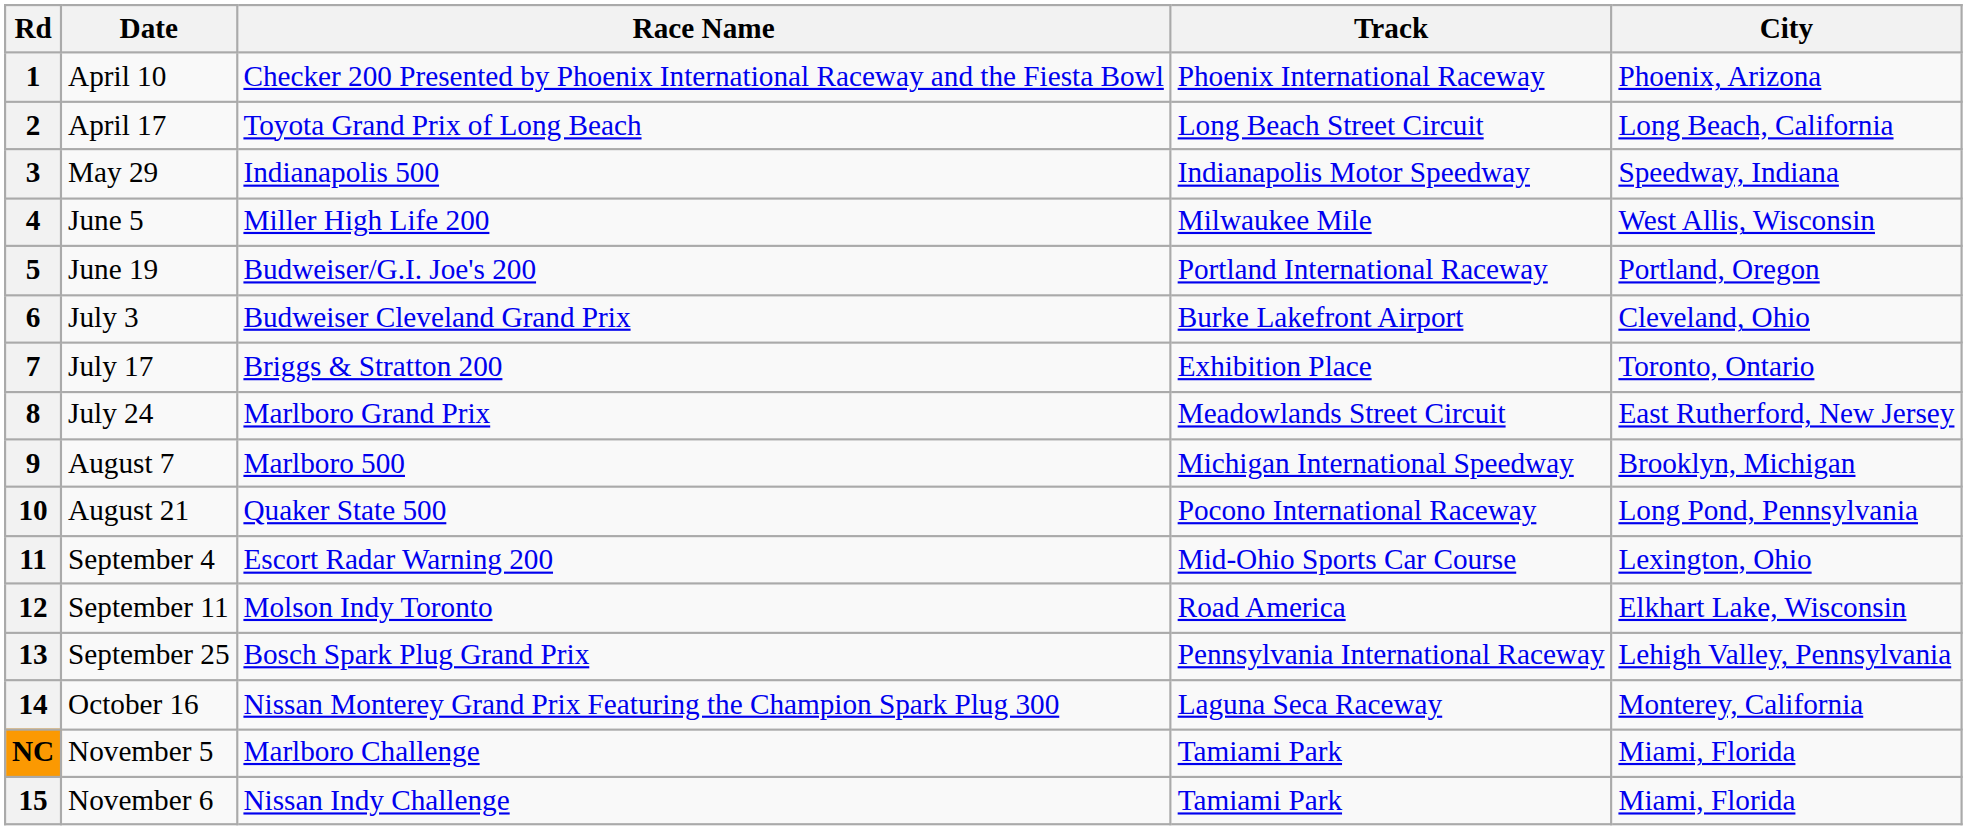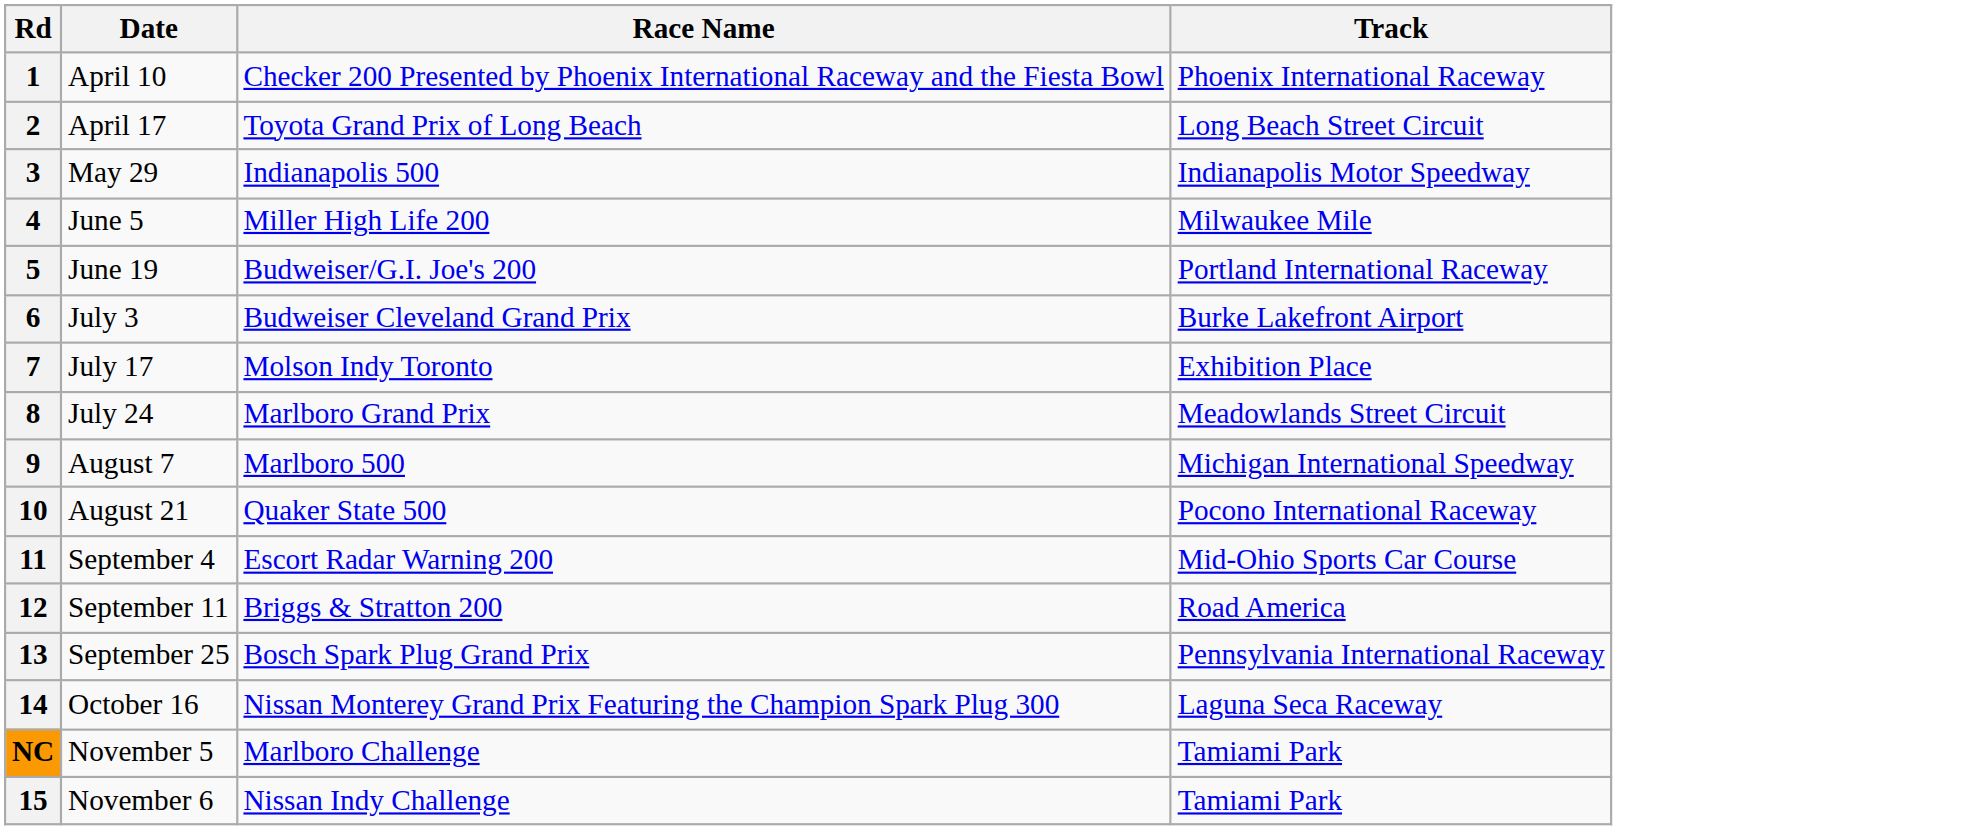- column: (1786, 28)
(373, 365) Briggs & Stratton 200 -> (368, 365) Molson Indy Toronto
(368, 607) Molson Indy Toronto -> (373, 607) Briggs & Stratton 200
